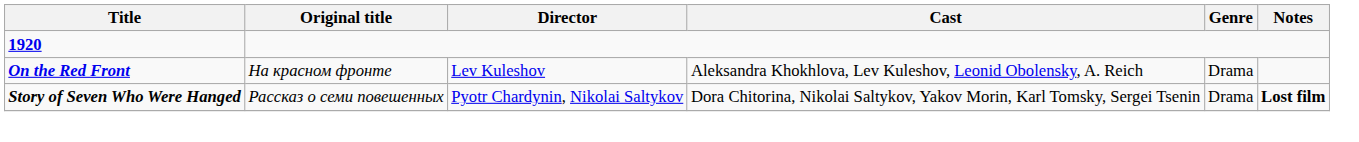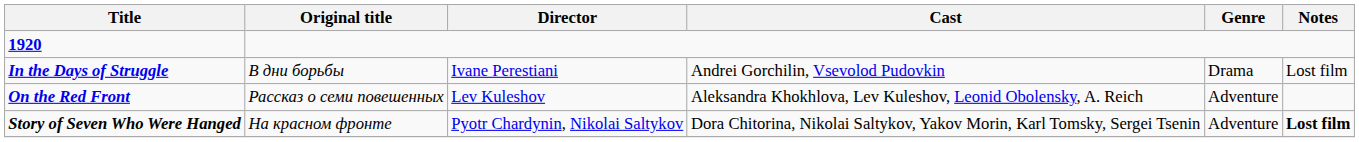+ row: (88, 70)
(320, 70) На красном фронте -> (346, 96) Рассказ о семи повешенных
(1231, 70) Drama -> (1243, 96) Adventure
(346, 96) Рассказ о семи повешенных -> (320, 123) На красном фронте
(1231, 96) Drama -> (1243, 123) Adventure
